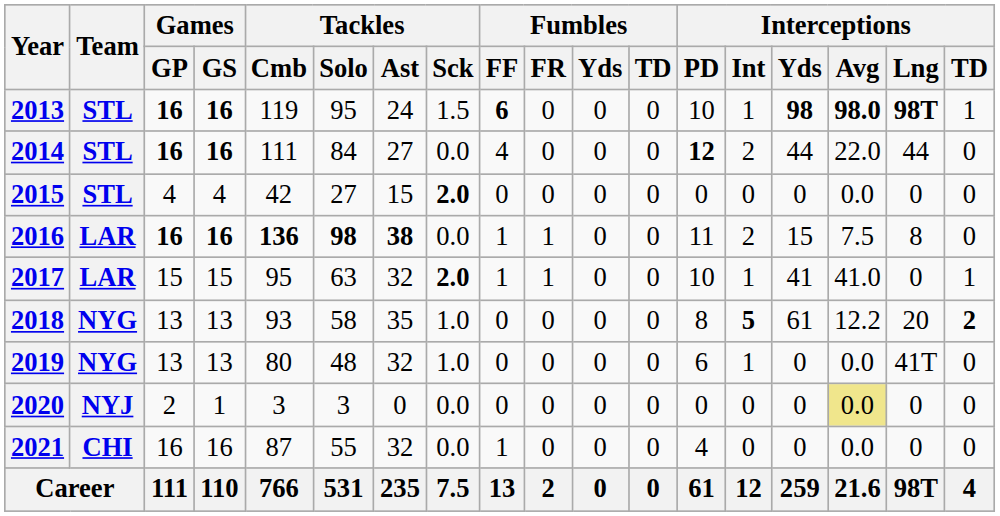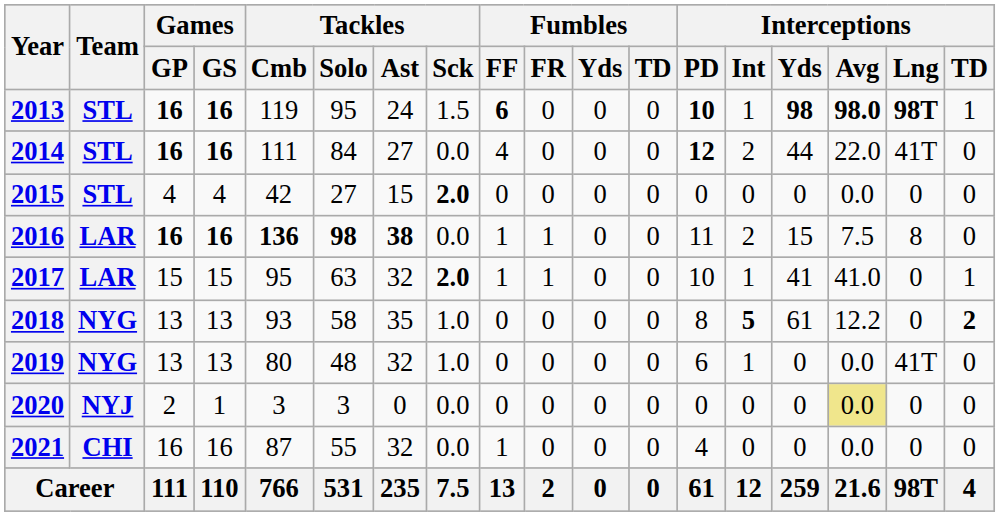(701, 109) normal -> (701, 109) bold
(916, 151) 44 -> (916, 151) 41T
(916, 320) 20 -> (916, 320) 0
